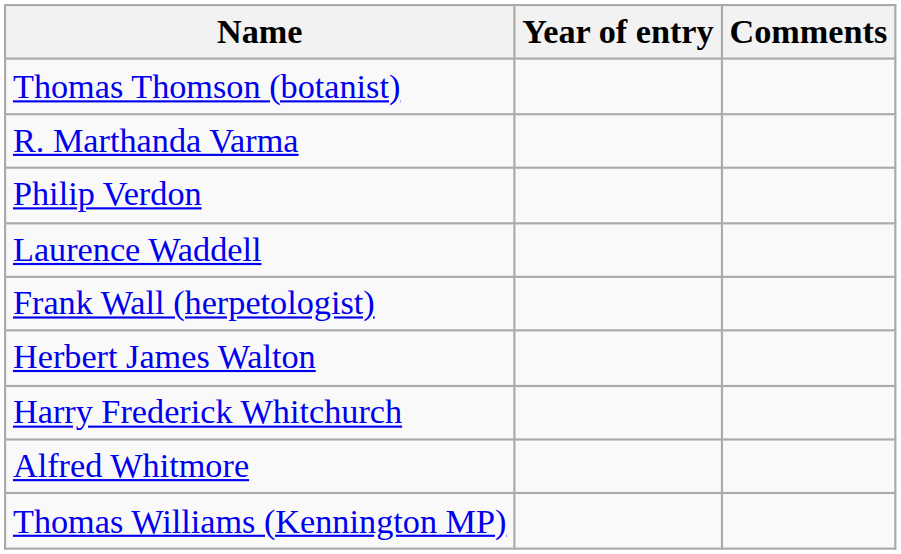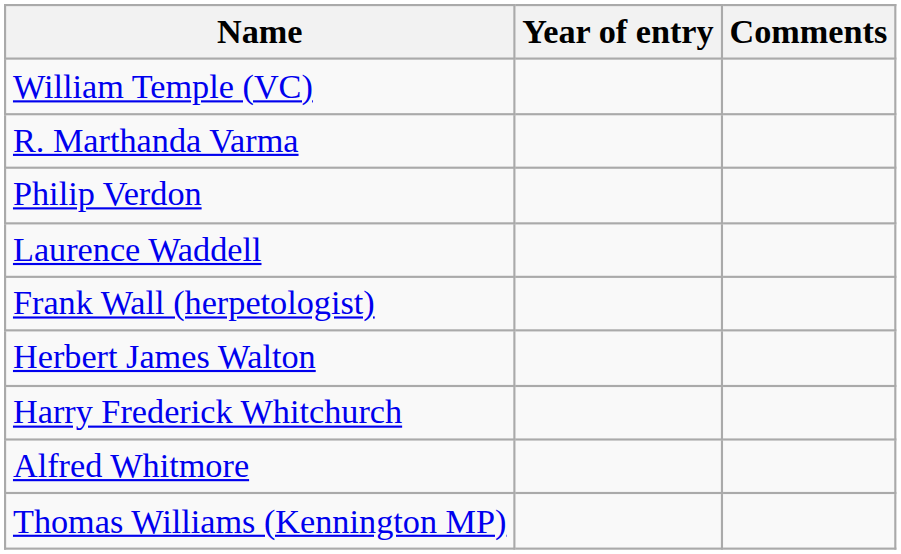+ row: (163, 85)
- row: (207, 85)
